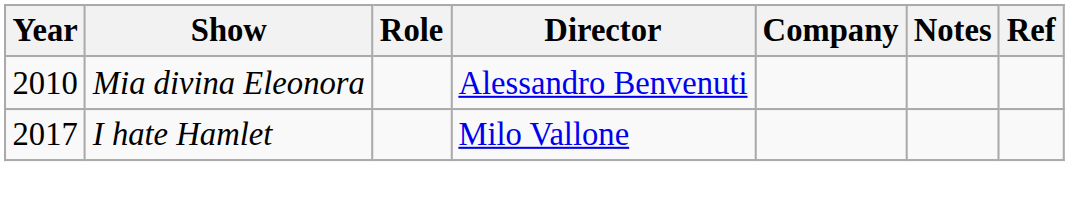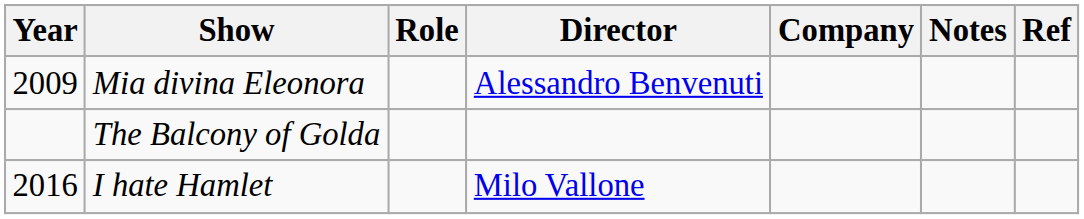(45, 82) 2010 -> (45, 82) 2009
+ row: (237, 133)
(45, 133) 2017 -> (45, 185) 2016
